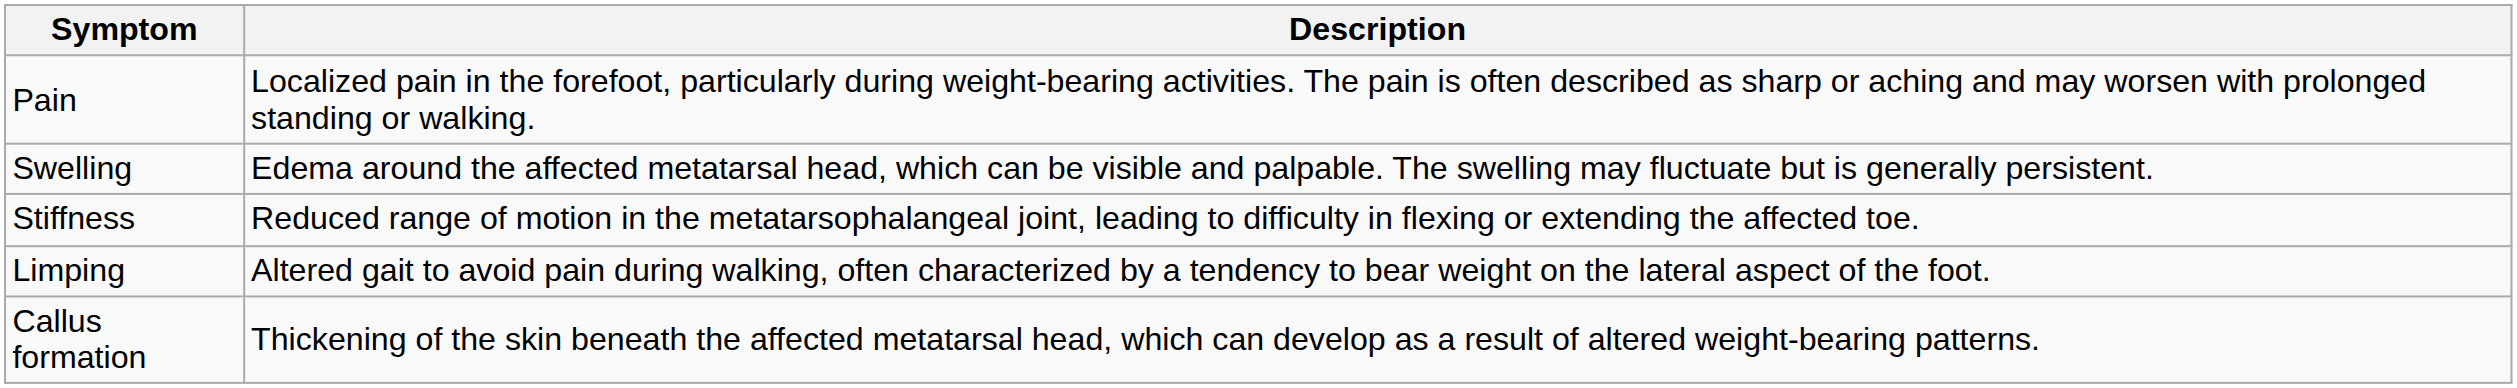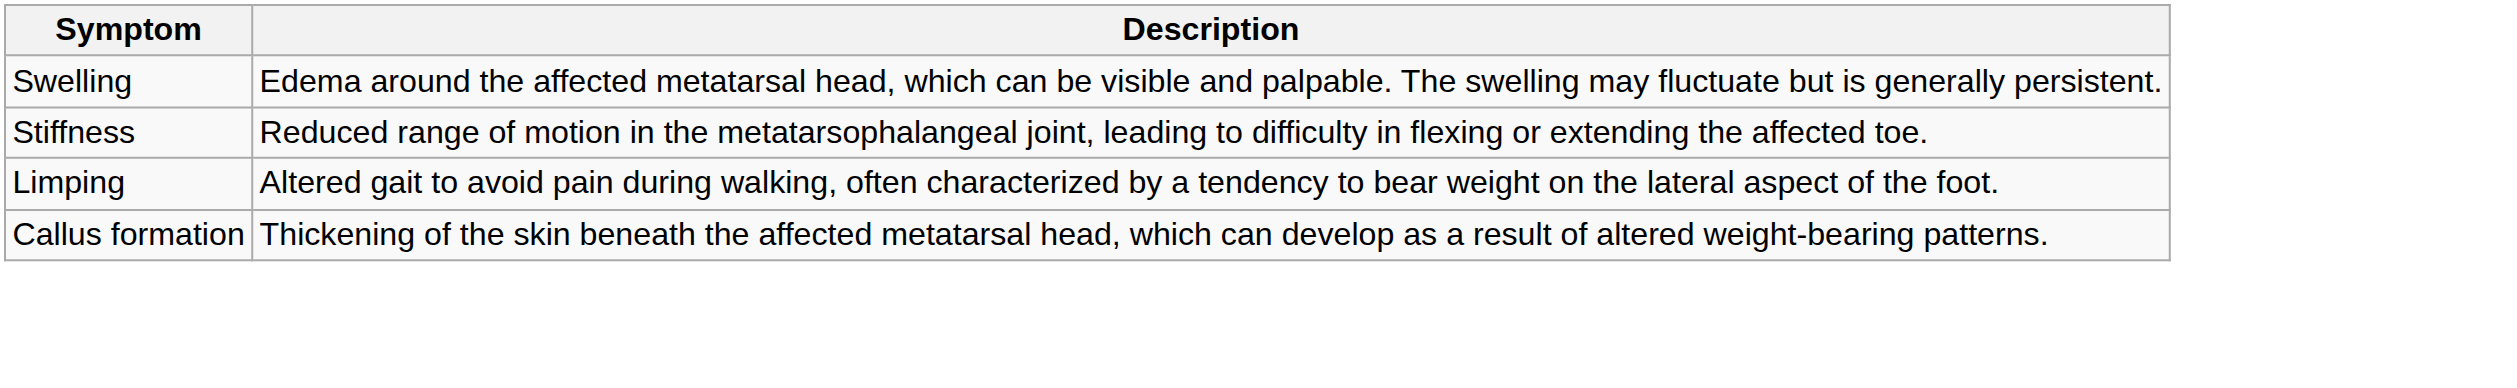- row: (45, 99)
